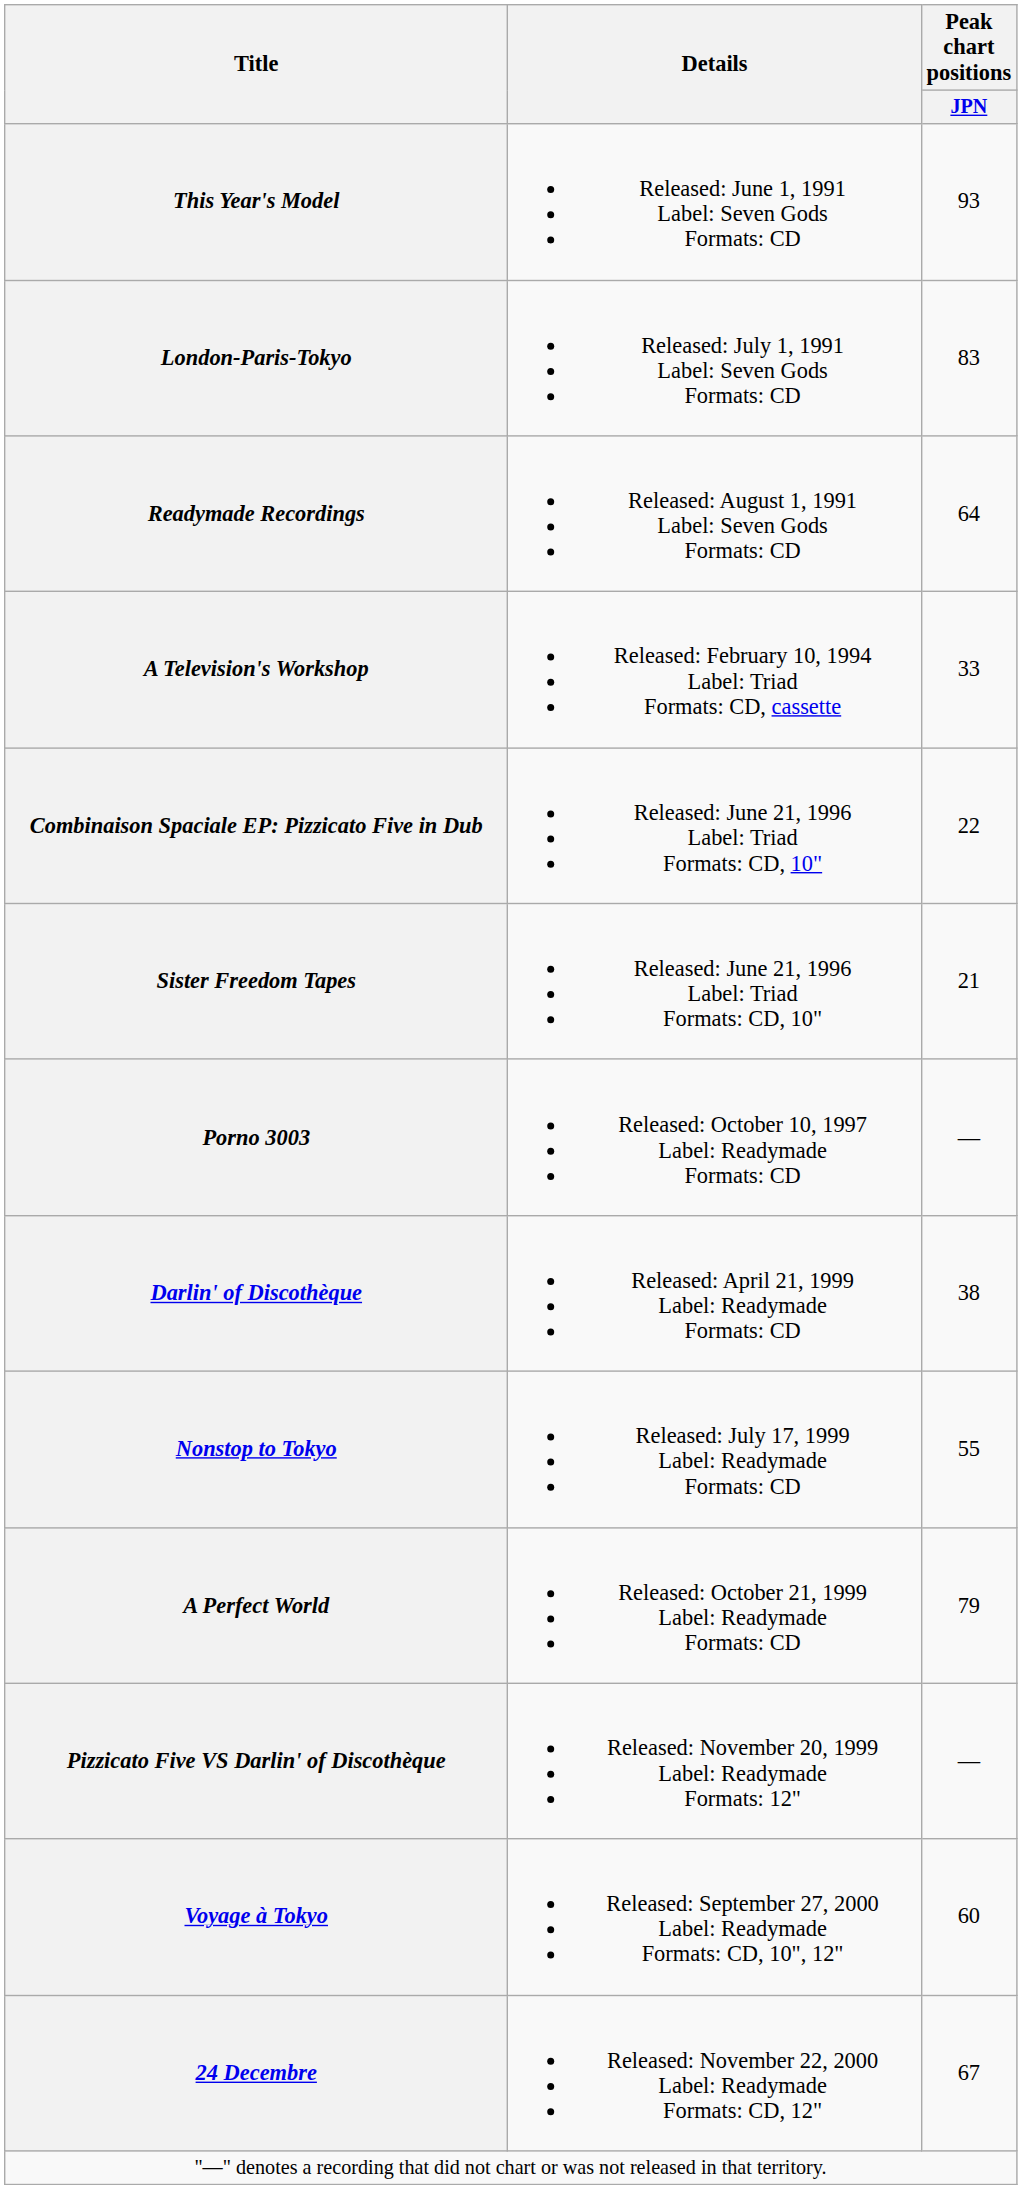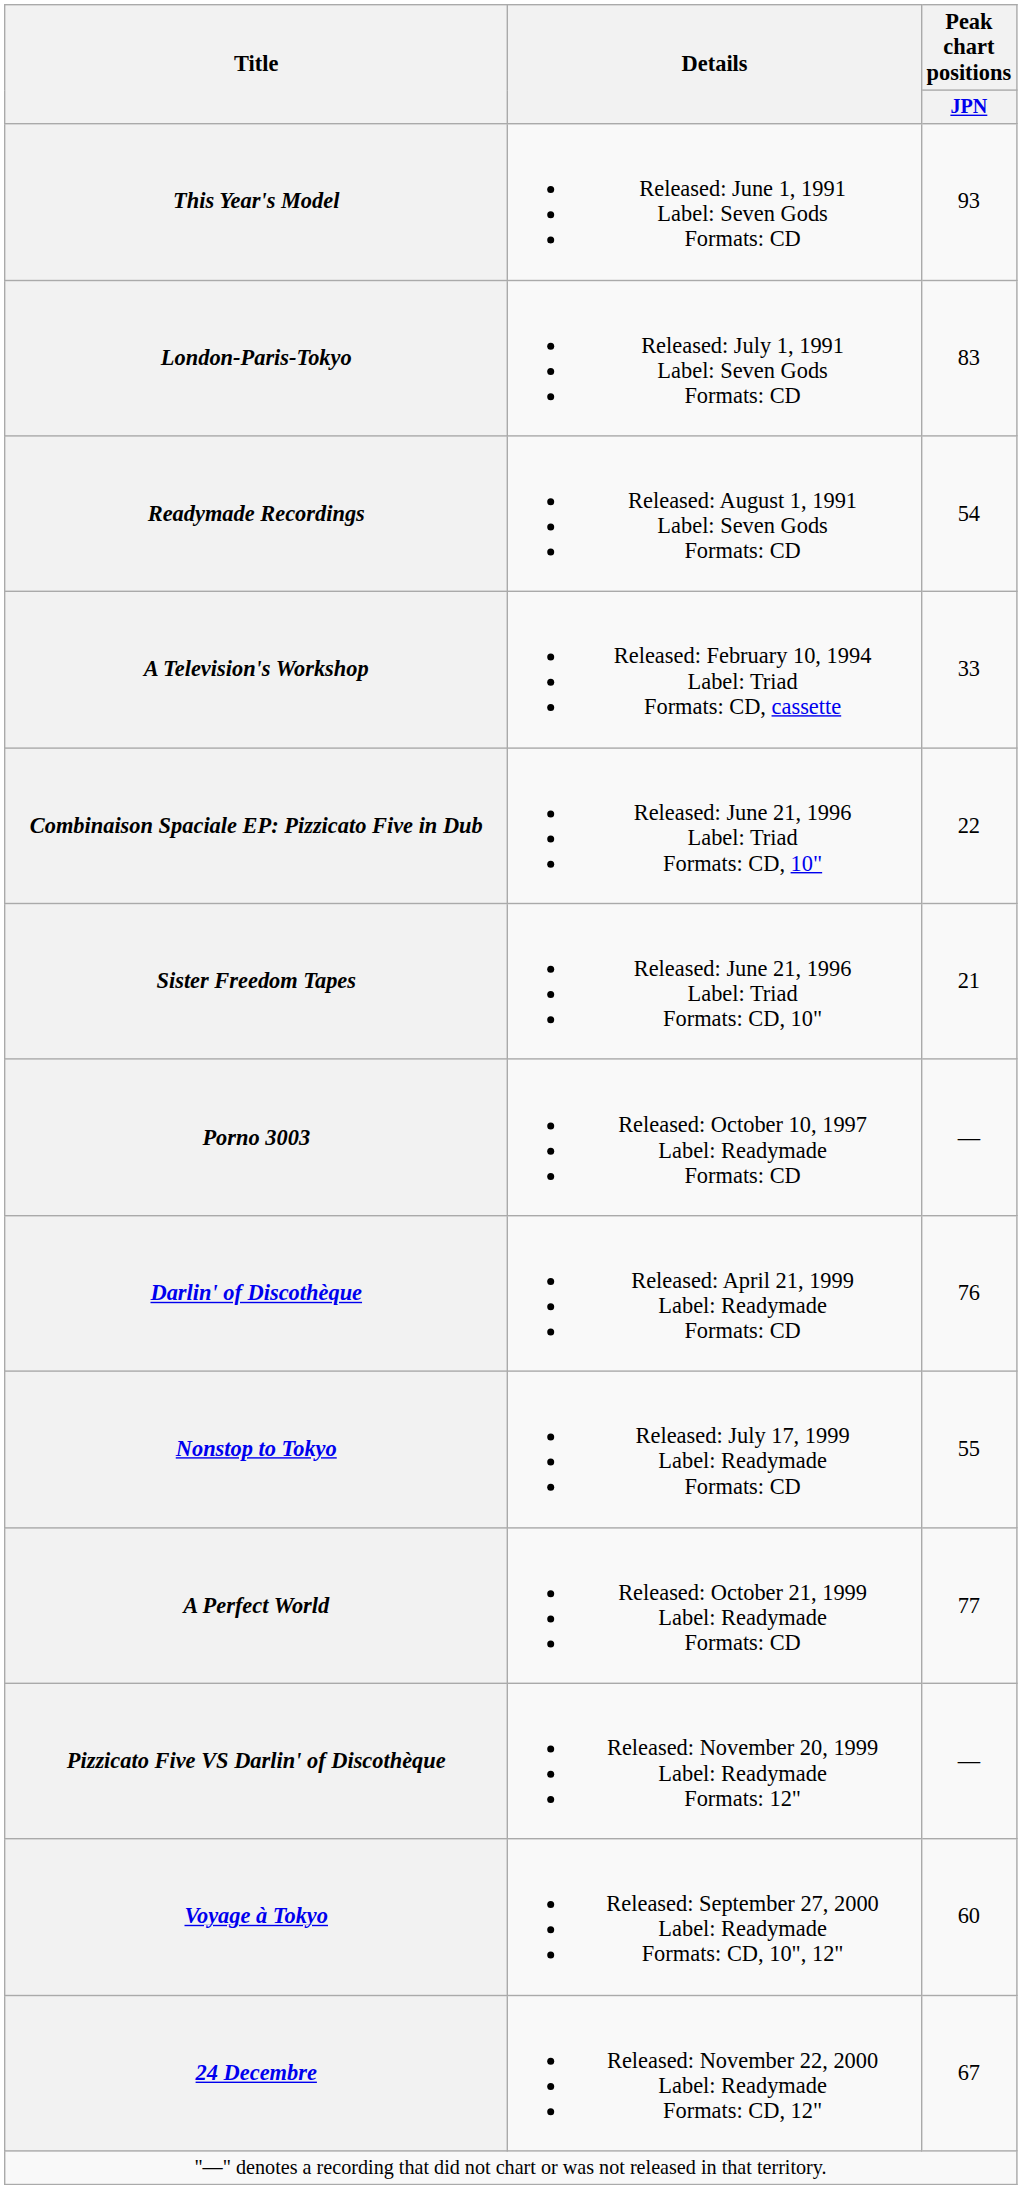(969, 513) 64 -> (969, 513) 54
(969, 1293) 38 -> (969, 1293) 76
(969, 1604) 79 -> (969, 1604) 77
